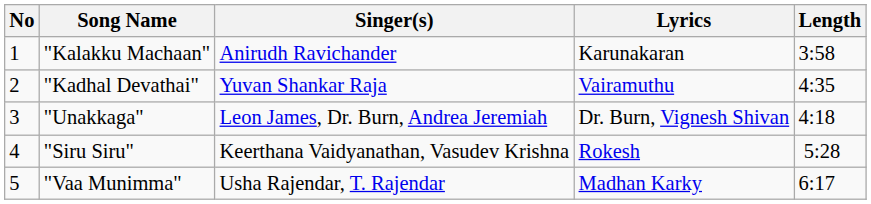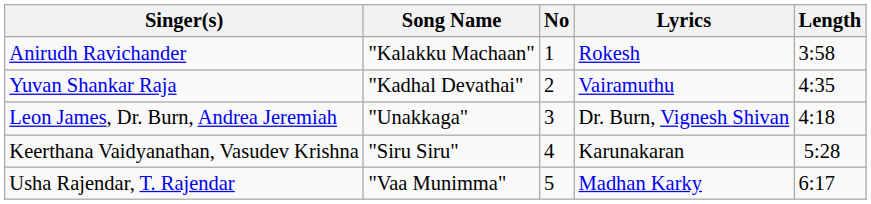columns swapped: (22, 20) <-> (394, 20)
(631, 53) Karunakaran -> (612, 53) Rokesh
(612, 150) Rokesh -> (631, 150) Karunakaran
